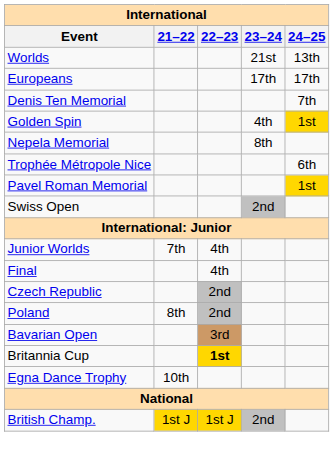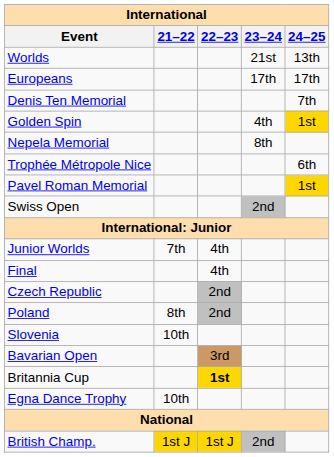+ row: (33, 334)
